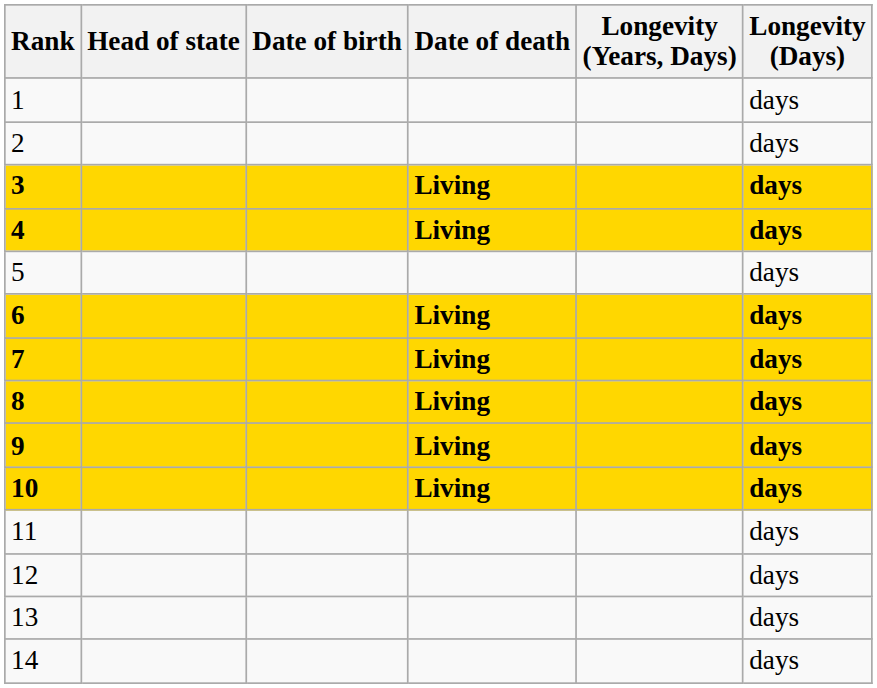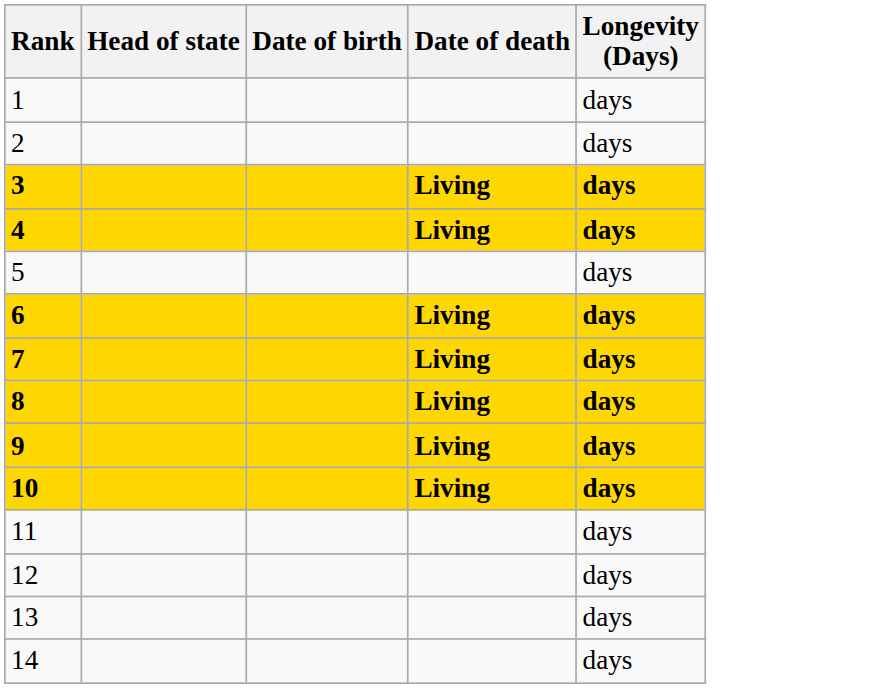- column: (660, 41)
